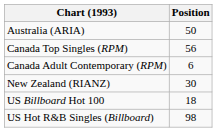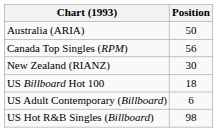- row: (87, 65)
+ row: (87, 100)
